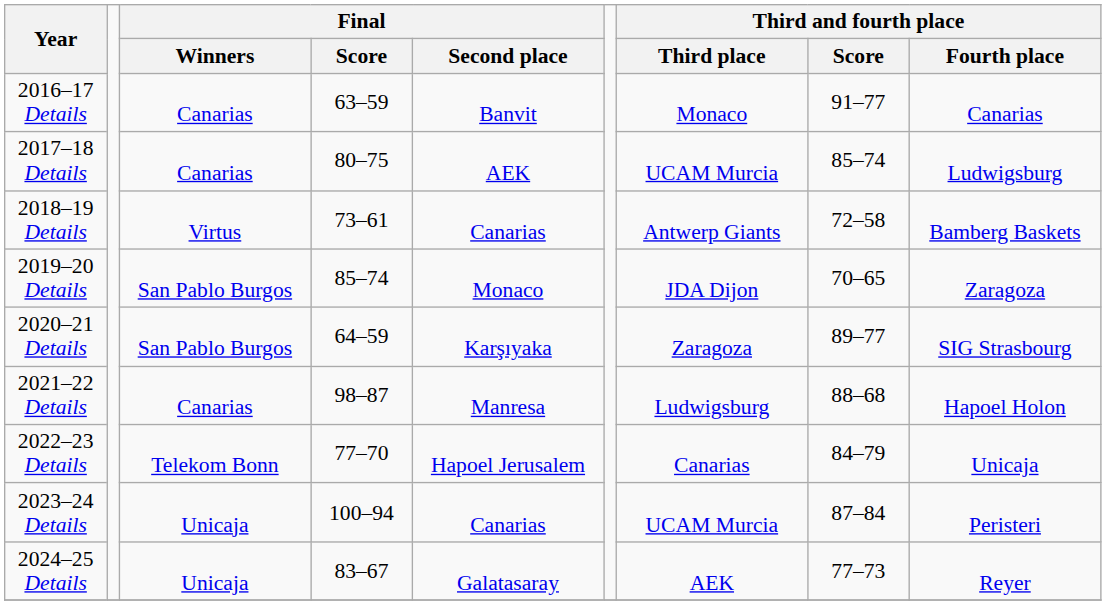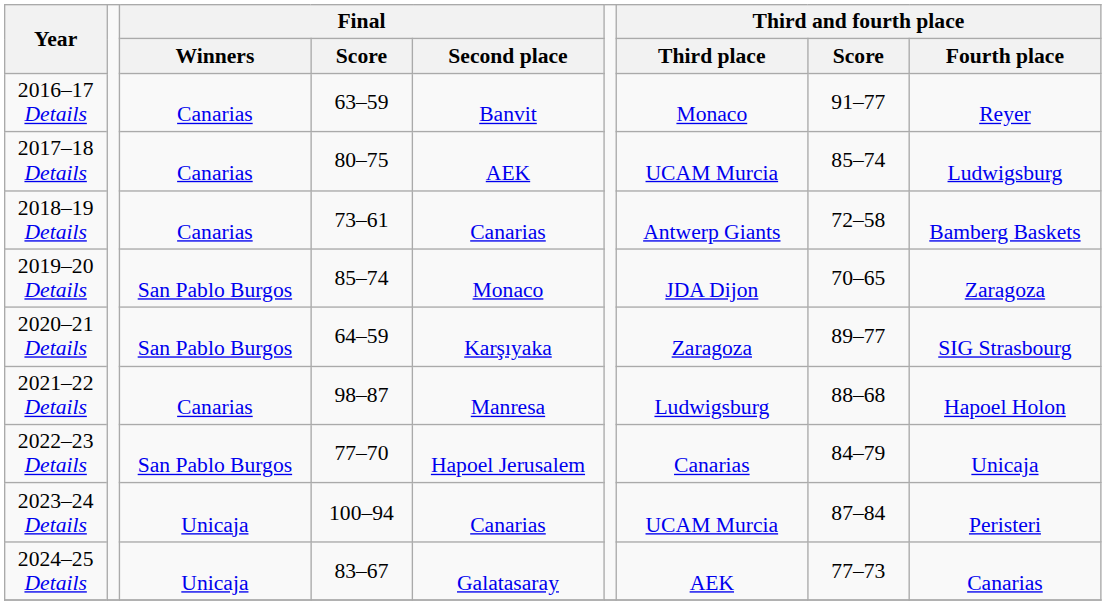(1005, 114) Canarias -> (1005, 114) Reyer
(215, 231) Virtus -> (215, 231) Canarias
(215, 465) Telekom Bonn -> (215, 465) San Pablo Burgos
(1005, 582) Reyer -> (1005, 582) Canarias
